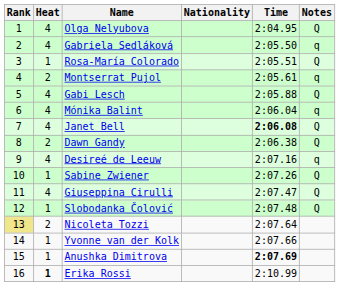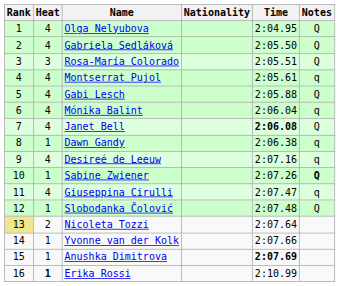(317, 45) q -> (317, 45) Q
(48, 61) 1 -> (48, 61) 3
(48, 78) 2 -> (48, 78) 4
(48, 143) 2 -> (48, 143) 1
(317, 143) Q -> (317, 143) q
(317, 176) normal -> (317, 176) bold
(317, 192) Q -> (317, 192) q
